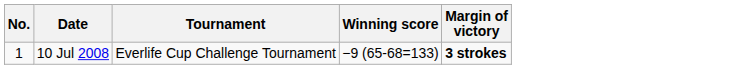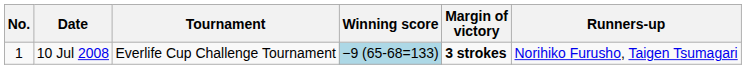+ column: (626, 24)
(390, 53) no background -> (390, 53) lightblue background
